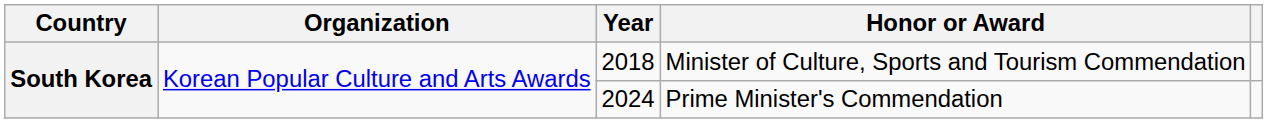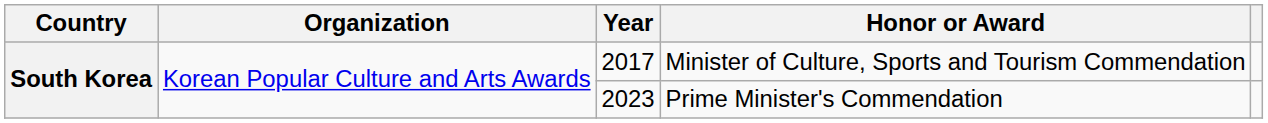(628, 61) 2018 -> (628, 61) 2017
(628, 99) 2024 -> (628, 99) 2023
